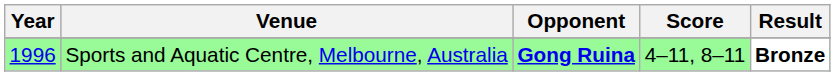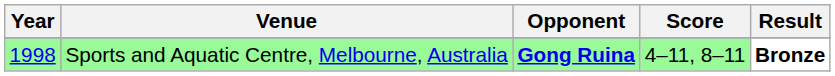(33, 54) 1996 -> (33, 54) 1998
